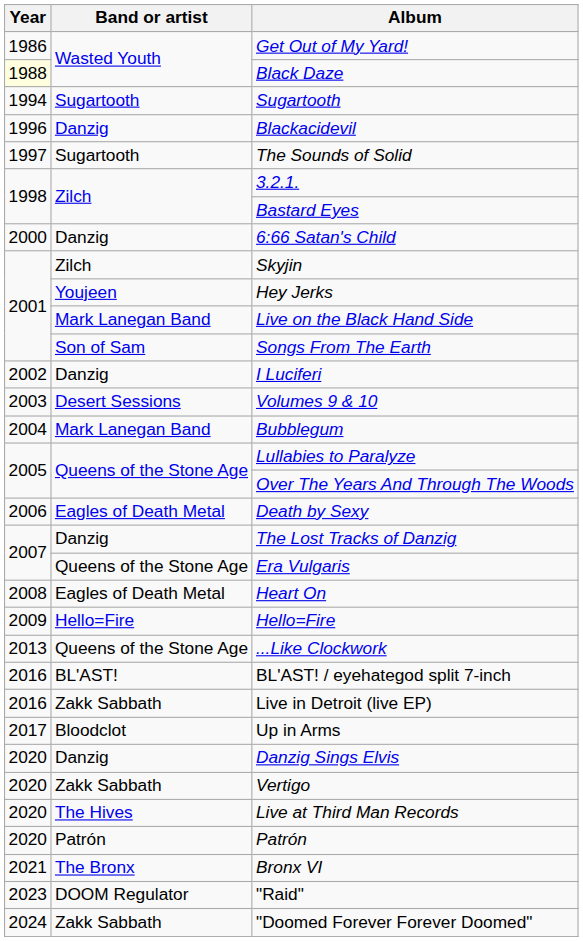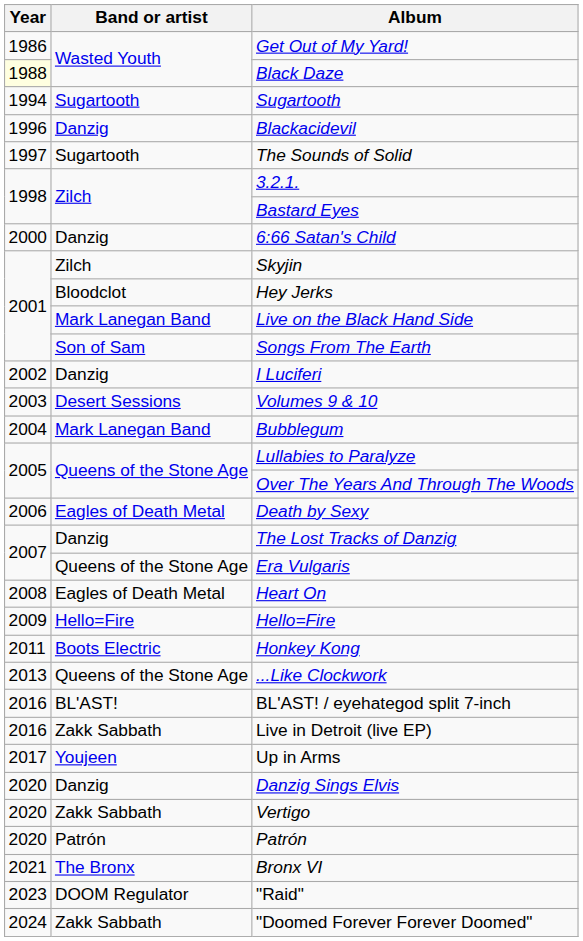(86, 292) Youjeen -> (90, 292) Bloodclot
+ row: (308, 648)
(90, 730) Bloodclot -> (86, 758) Youjeen
- row: (357, 812)
